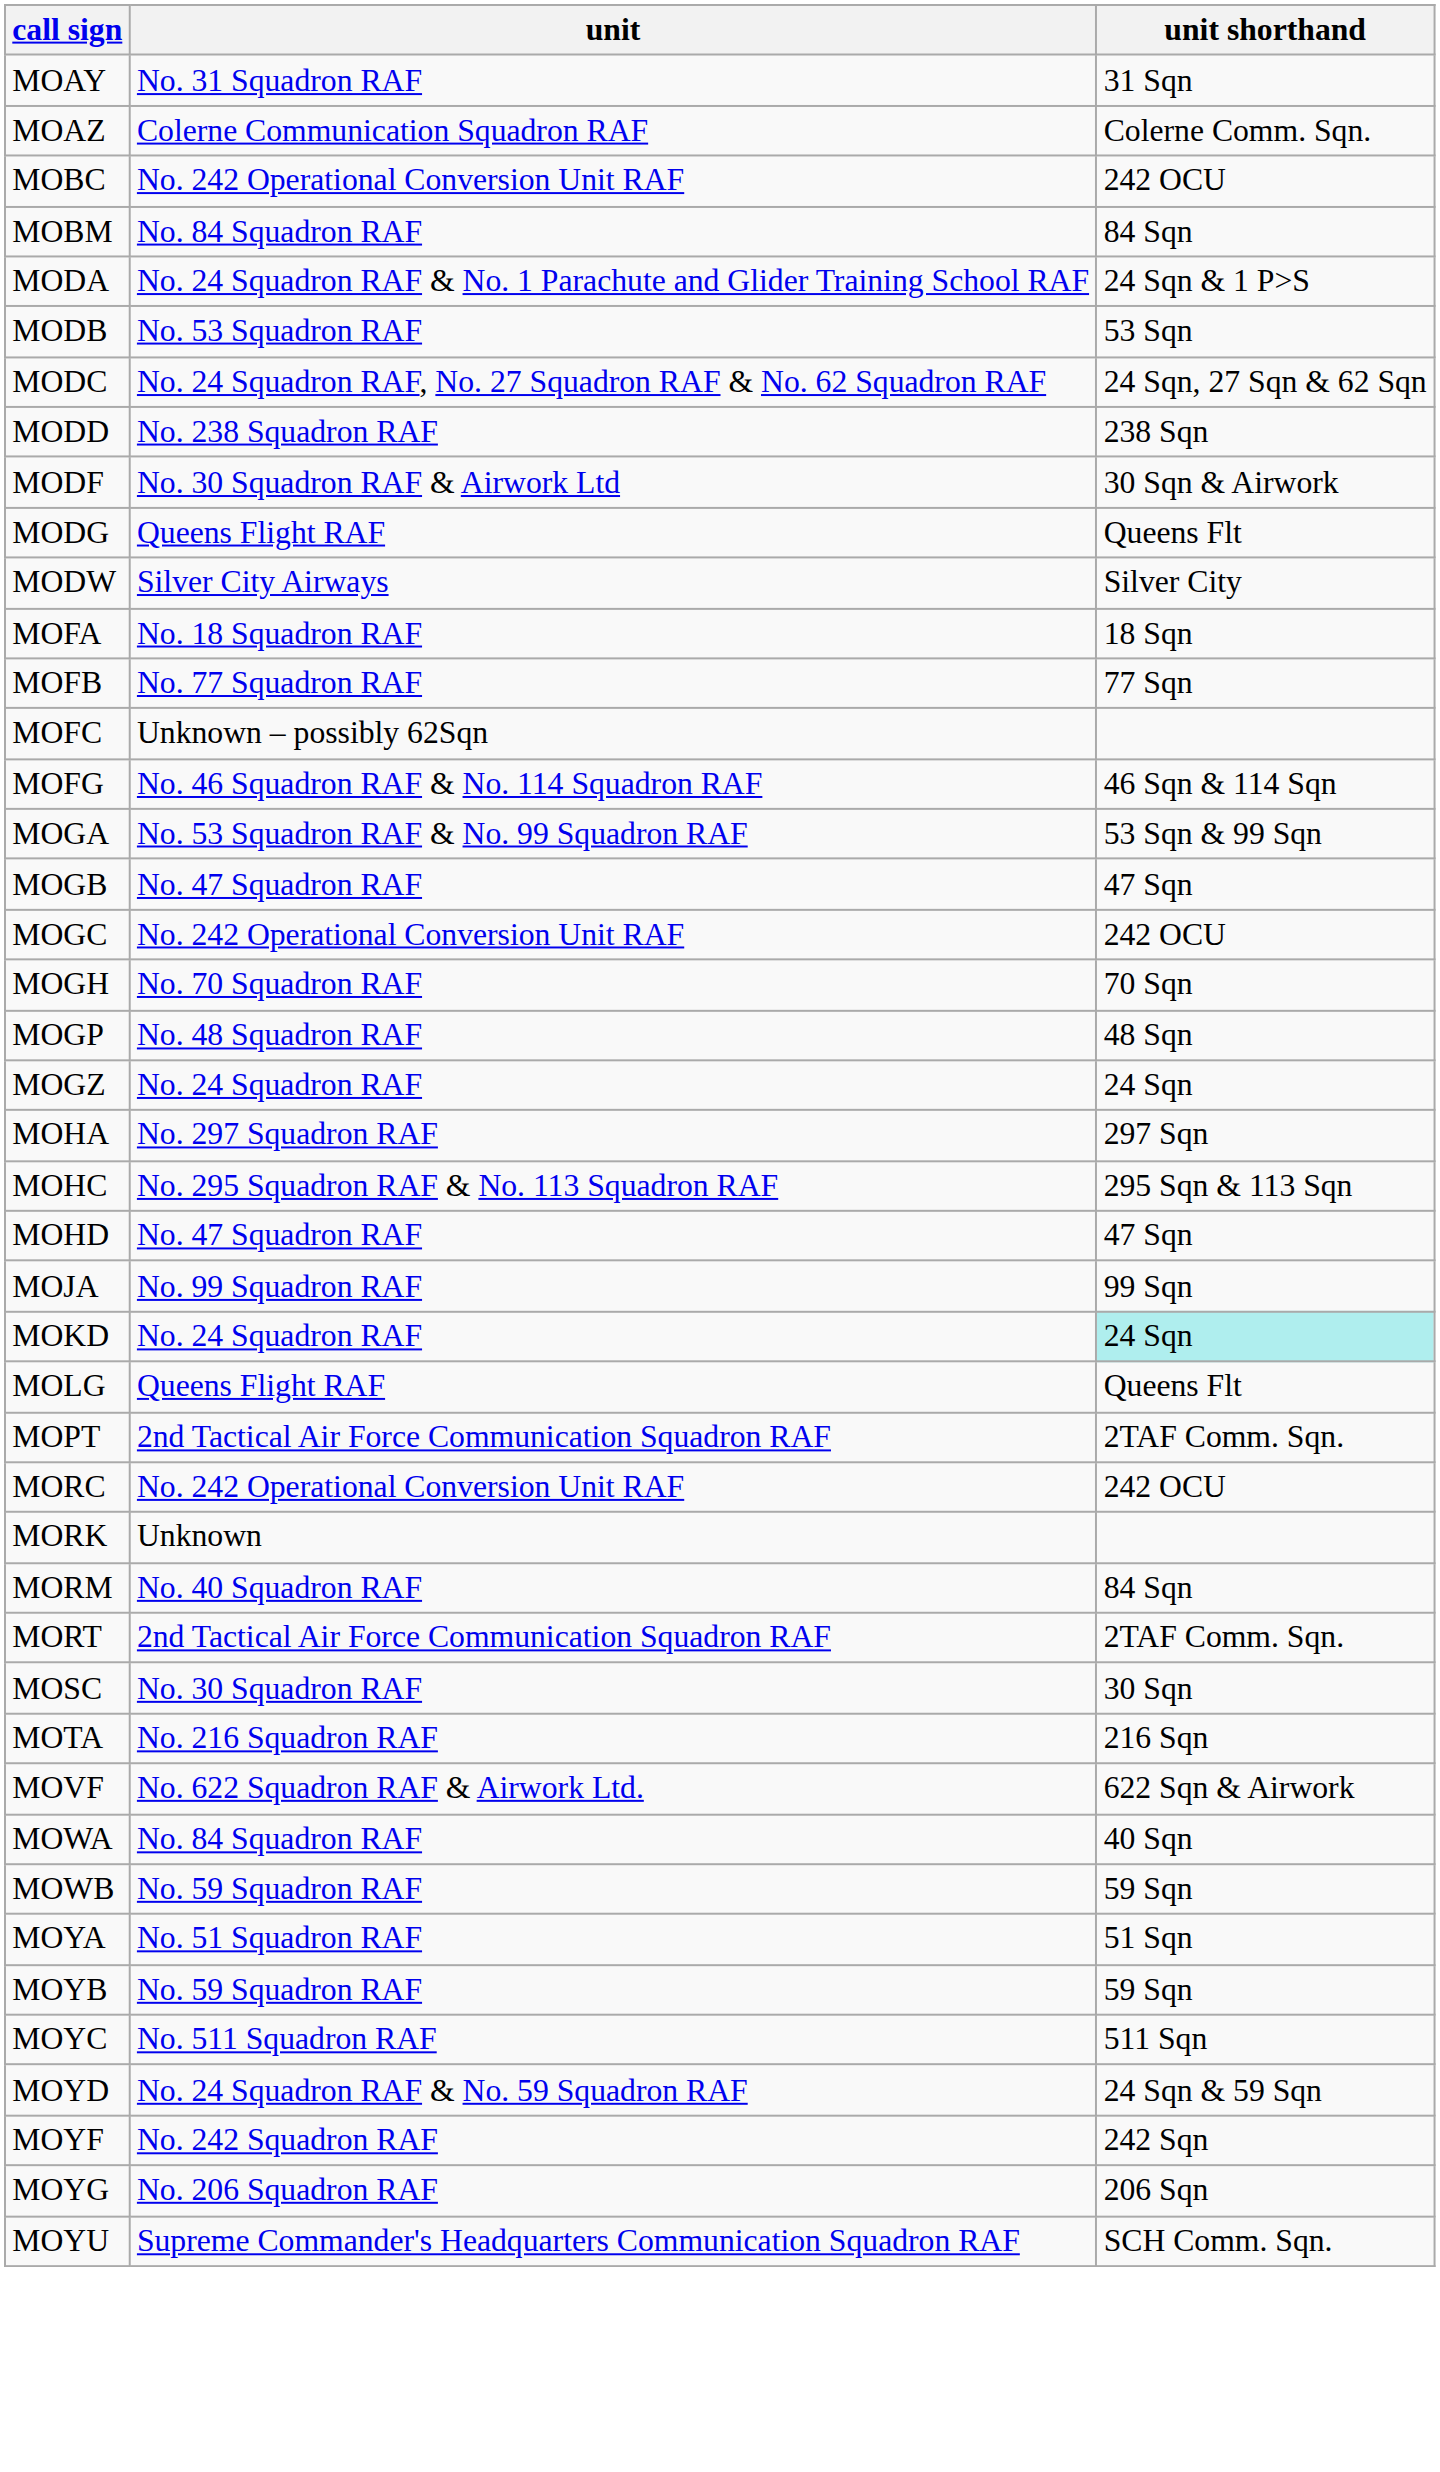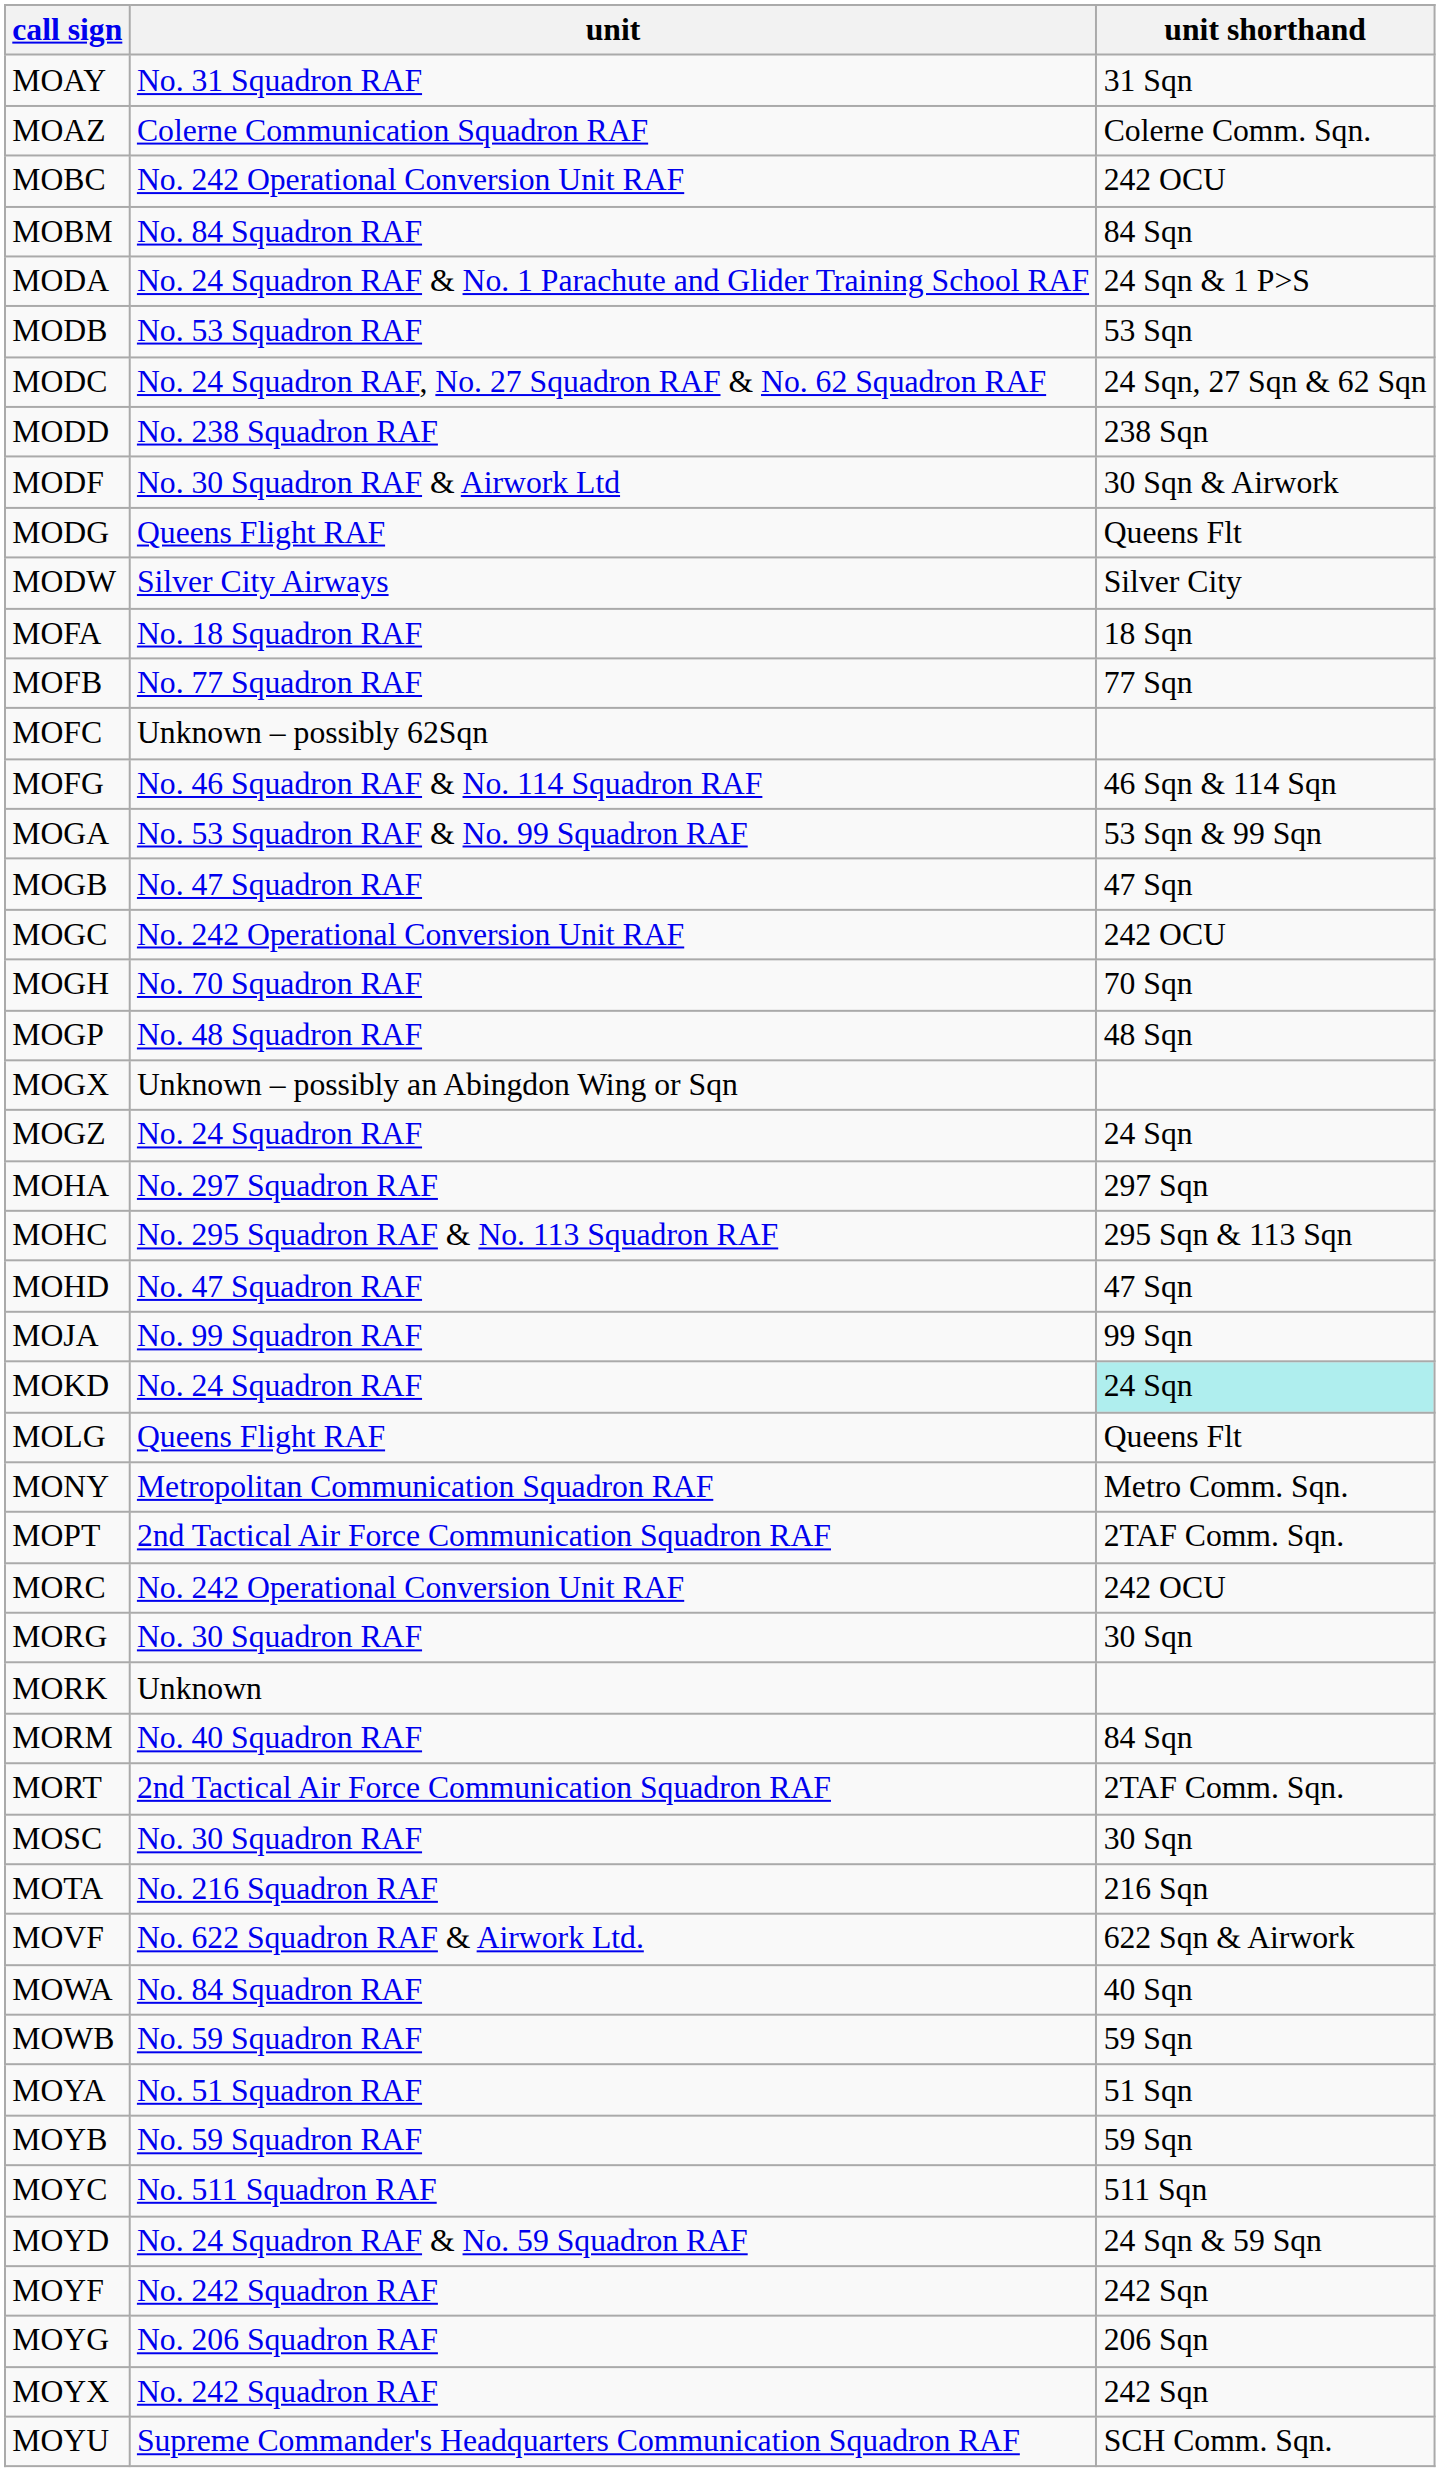+ row: (61, 1084)
+ row: (61, 1486)
+ row: (60, 1637)
+ row: (61, 2391)
